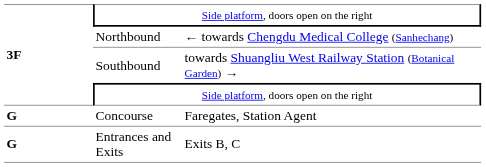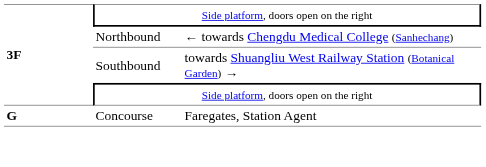- row: (133, 144)
